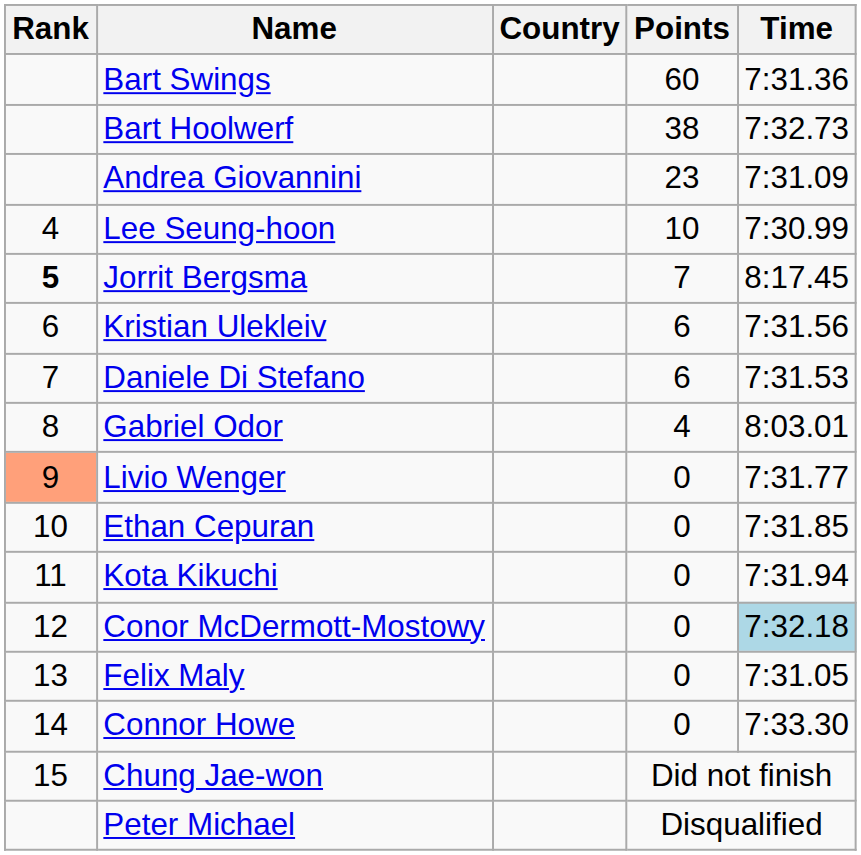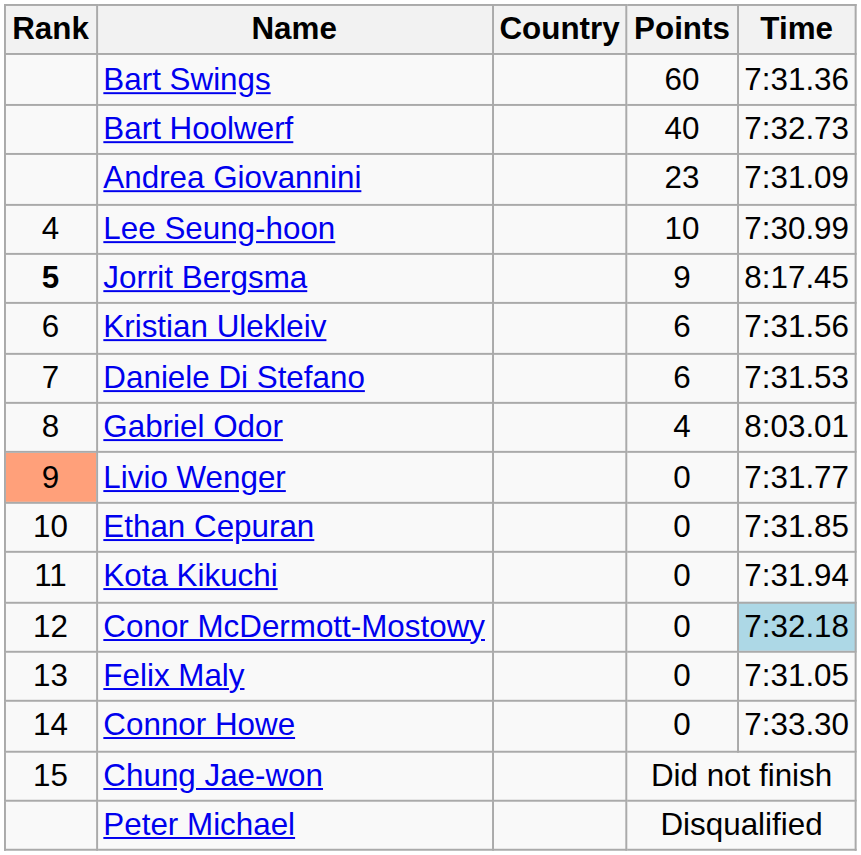(682, 128) 38 -> (682, 128) 40
(682, 278) 7 -> (682, 278) 9
